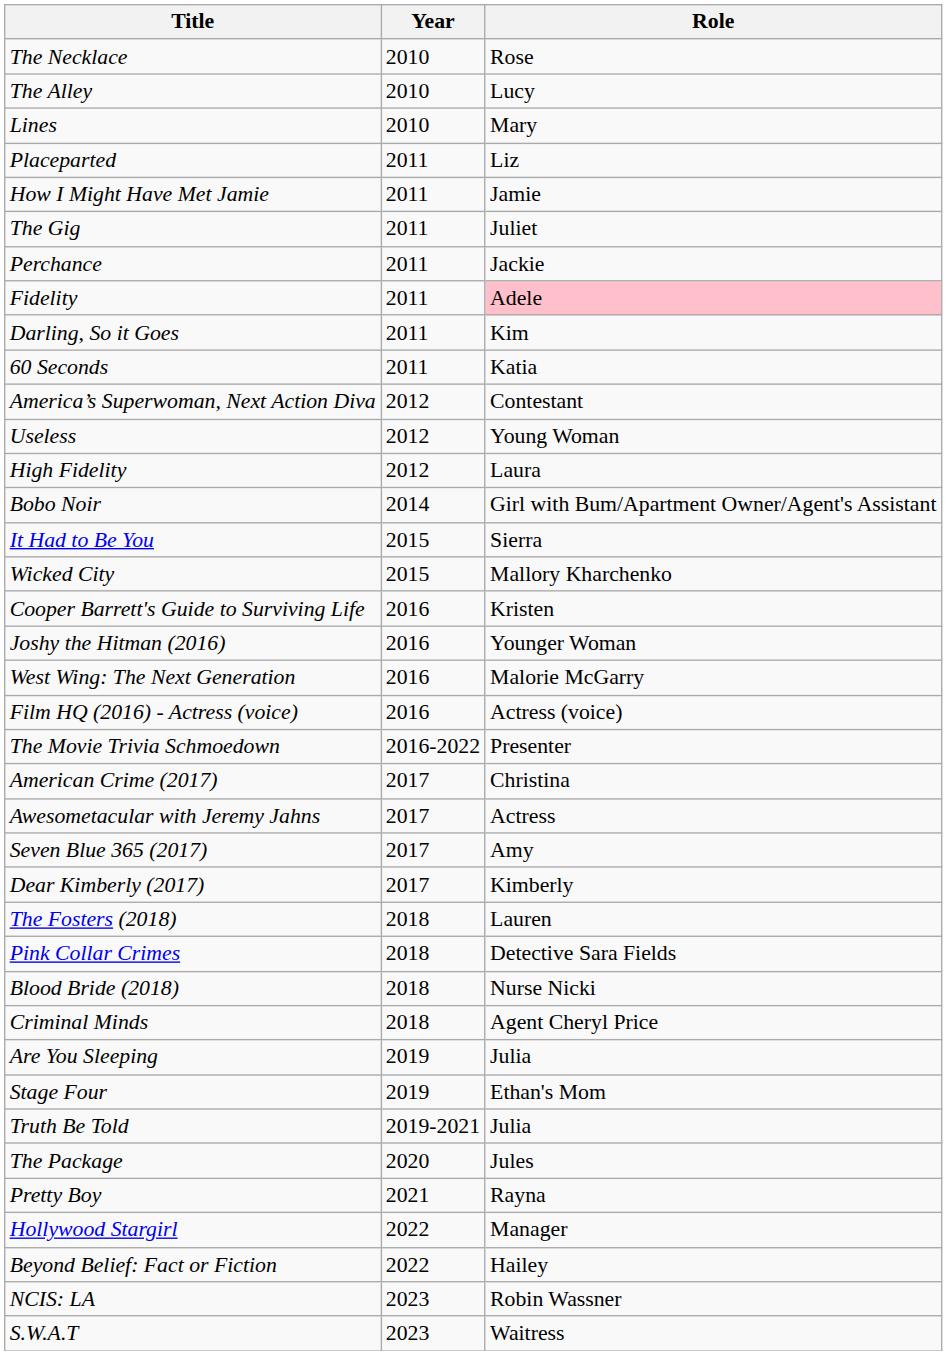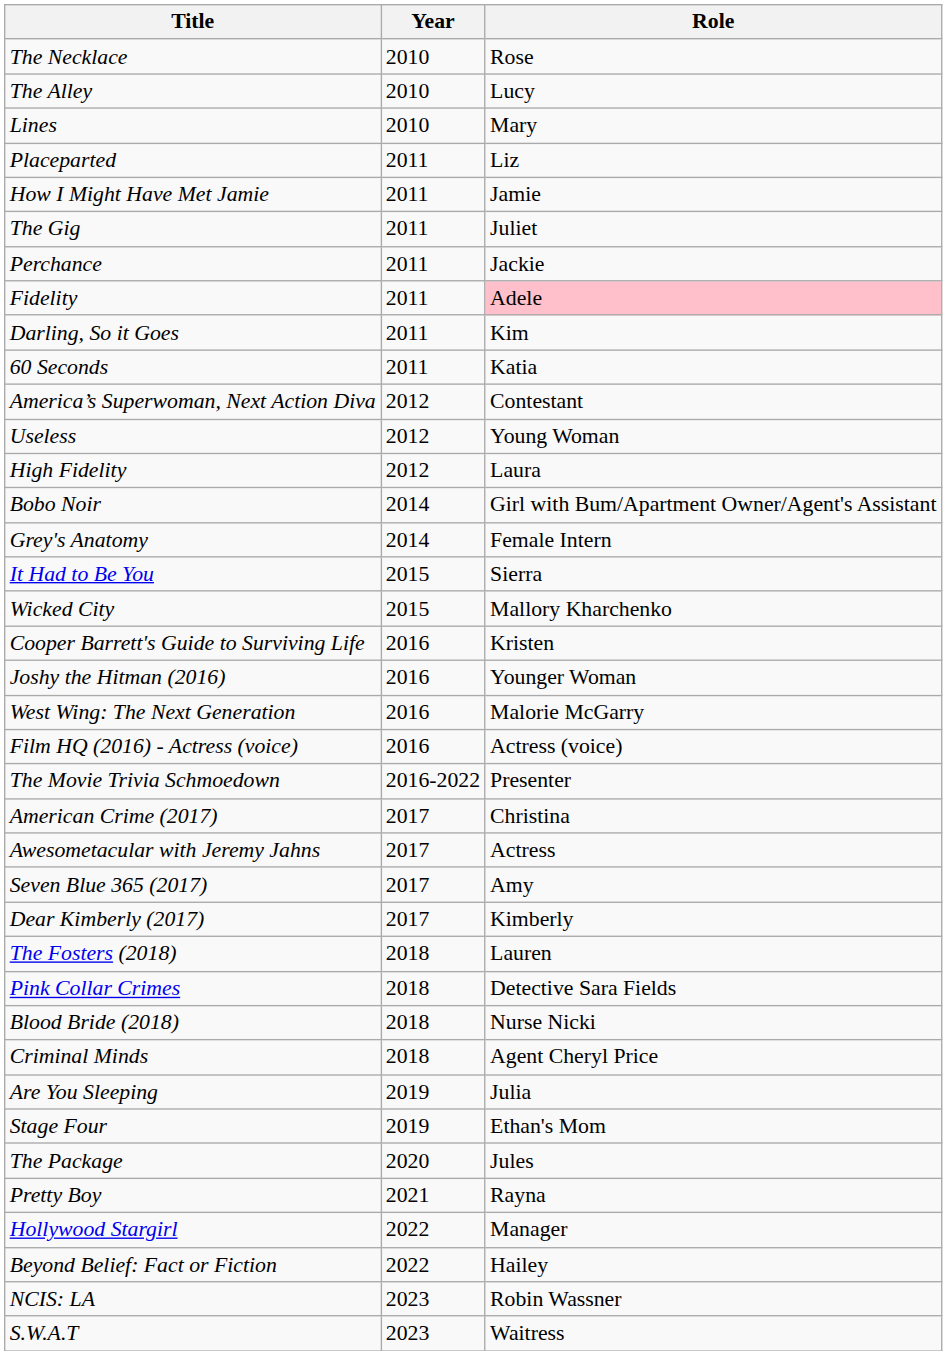+ row: (79, 539)
- row: (69, 1126)
